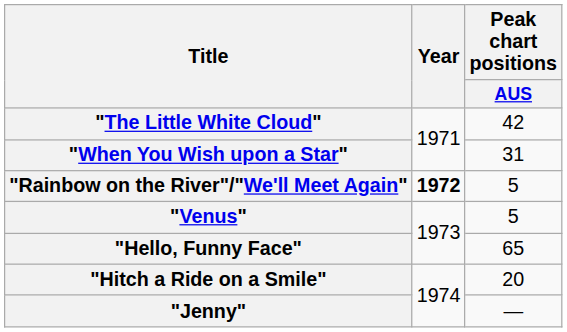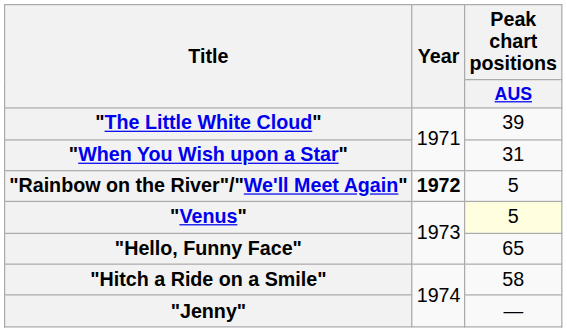(513, 123) 42 -> (513, 123) 39
(513, 217) no background -> (513, 217) lightyellow background
(513, 279) 20 -> (513, 279) 58
